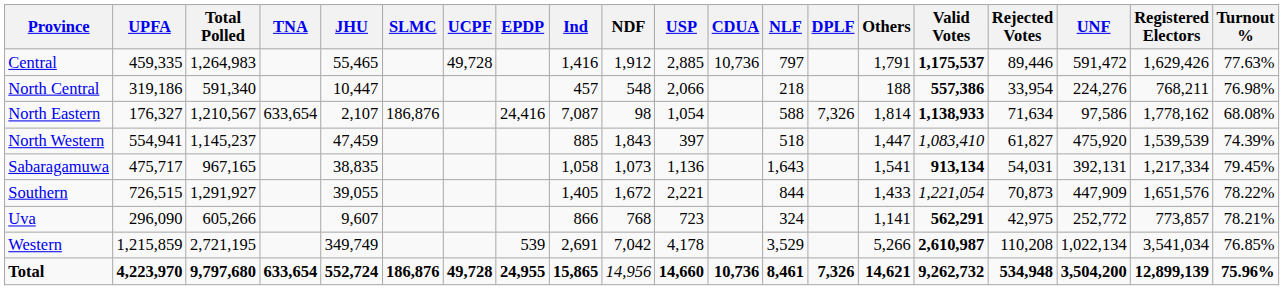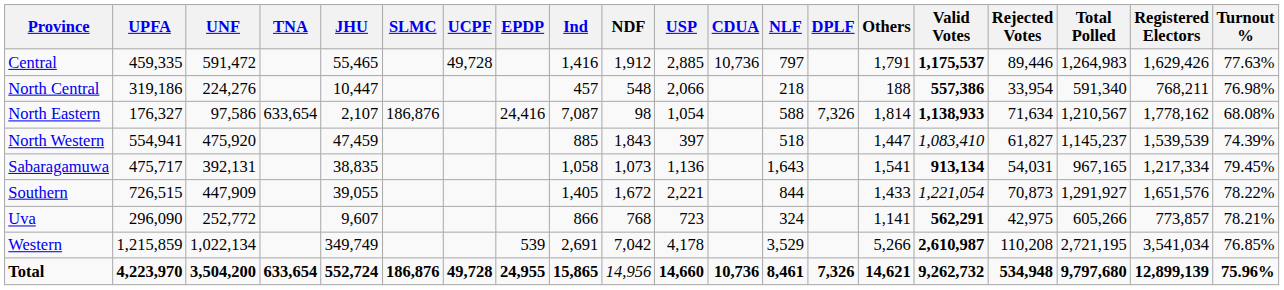columns swapped: (1094, 26) <-> (223, 26)
